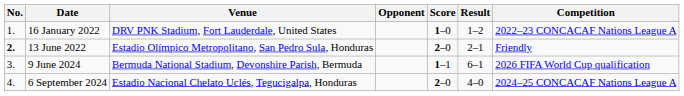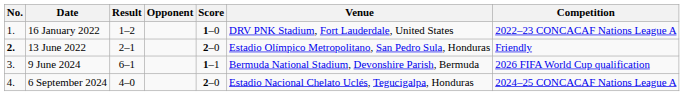columns swapped: (243, 13) <-> (475, 13)
